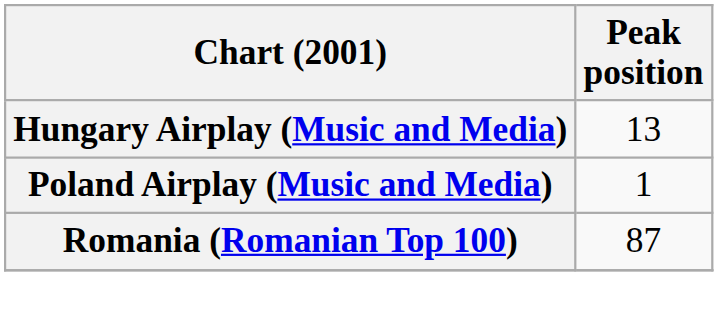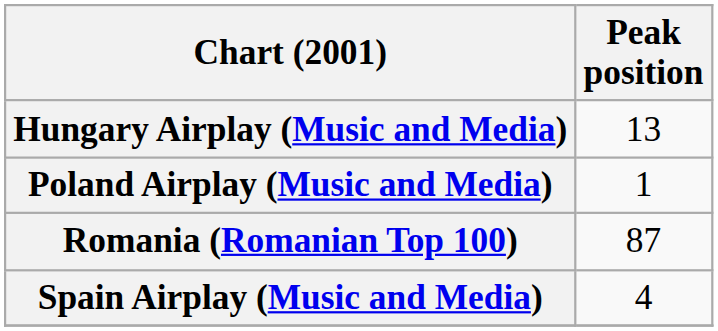+ row: (290, 296)
